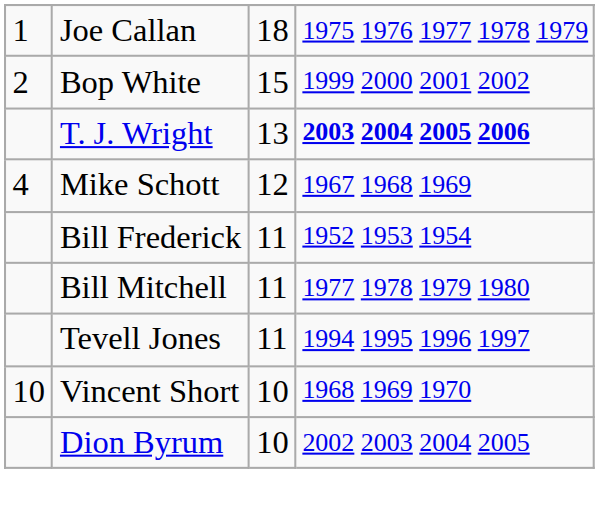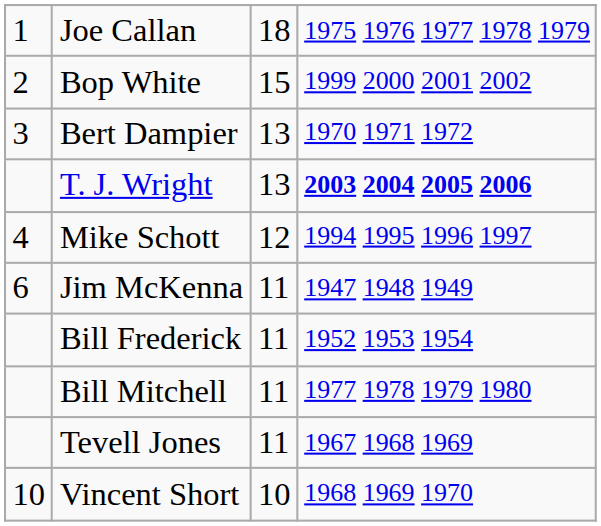+ row: (149, 133)
(387, 184) 1967 1968 1969 -> (418, 236) 1994 1995 1996 1997
+ row: (152, 287)
(416, 339) 1994 1995 1996 1997 -> (389, 442) 1967 1968 1969
- row: (142, 442)
